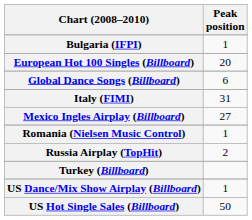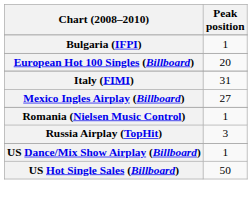- row: (104, 80)
(225, 152) 2 -> (225, 134) 3
- row: (104, 170)
